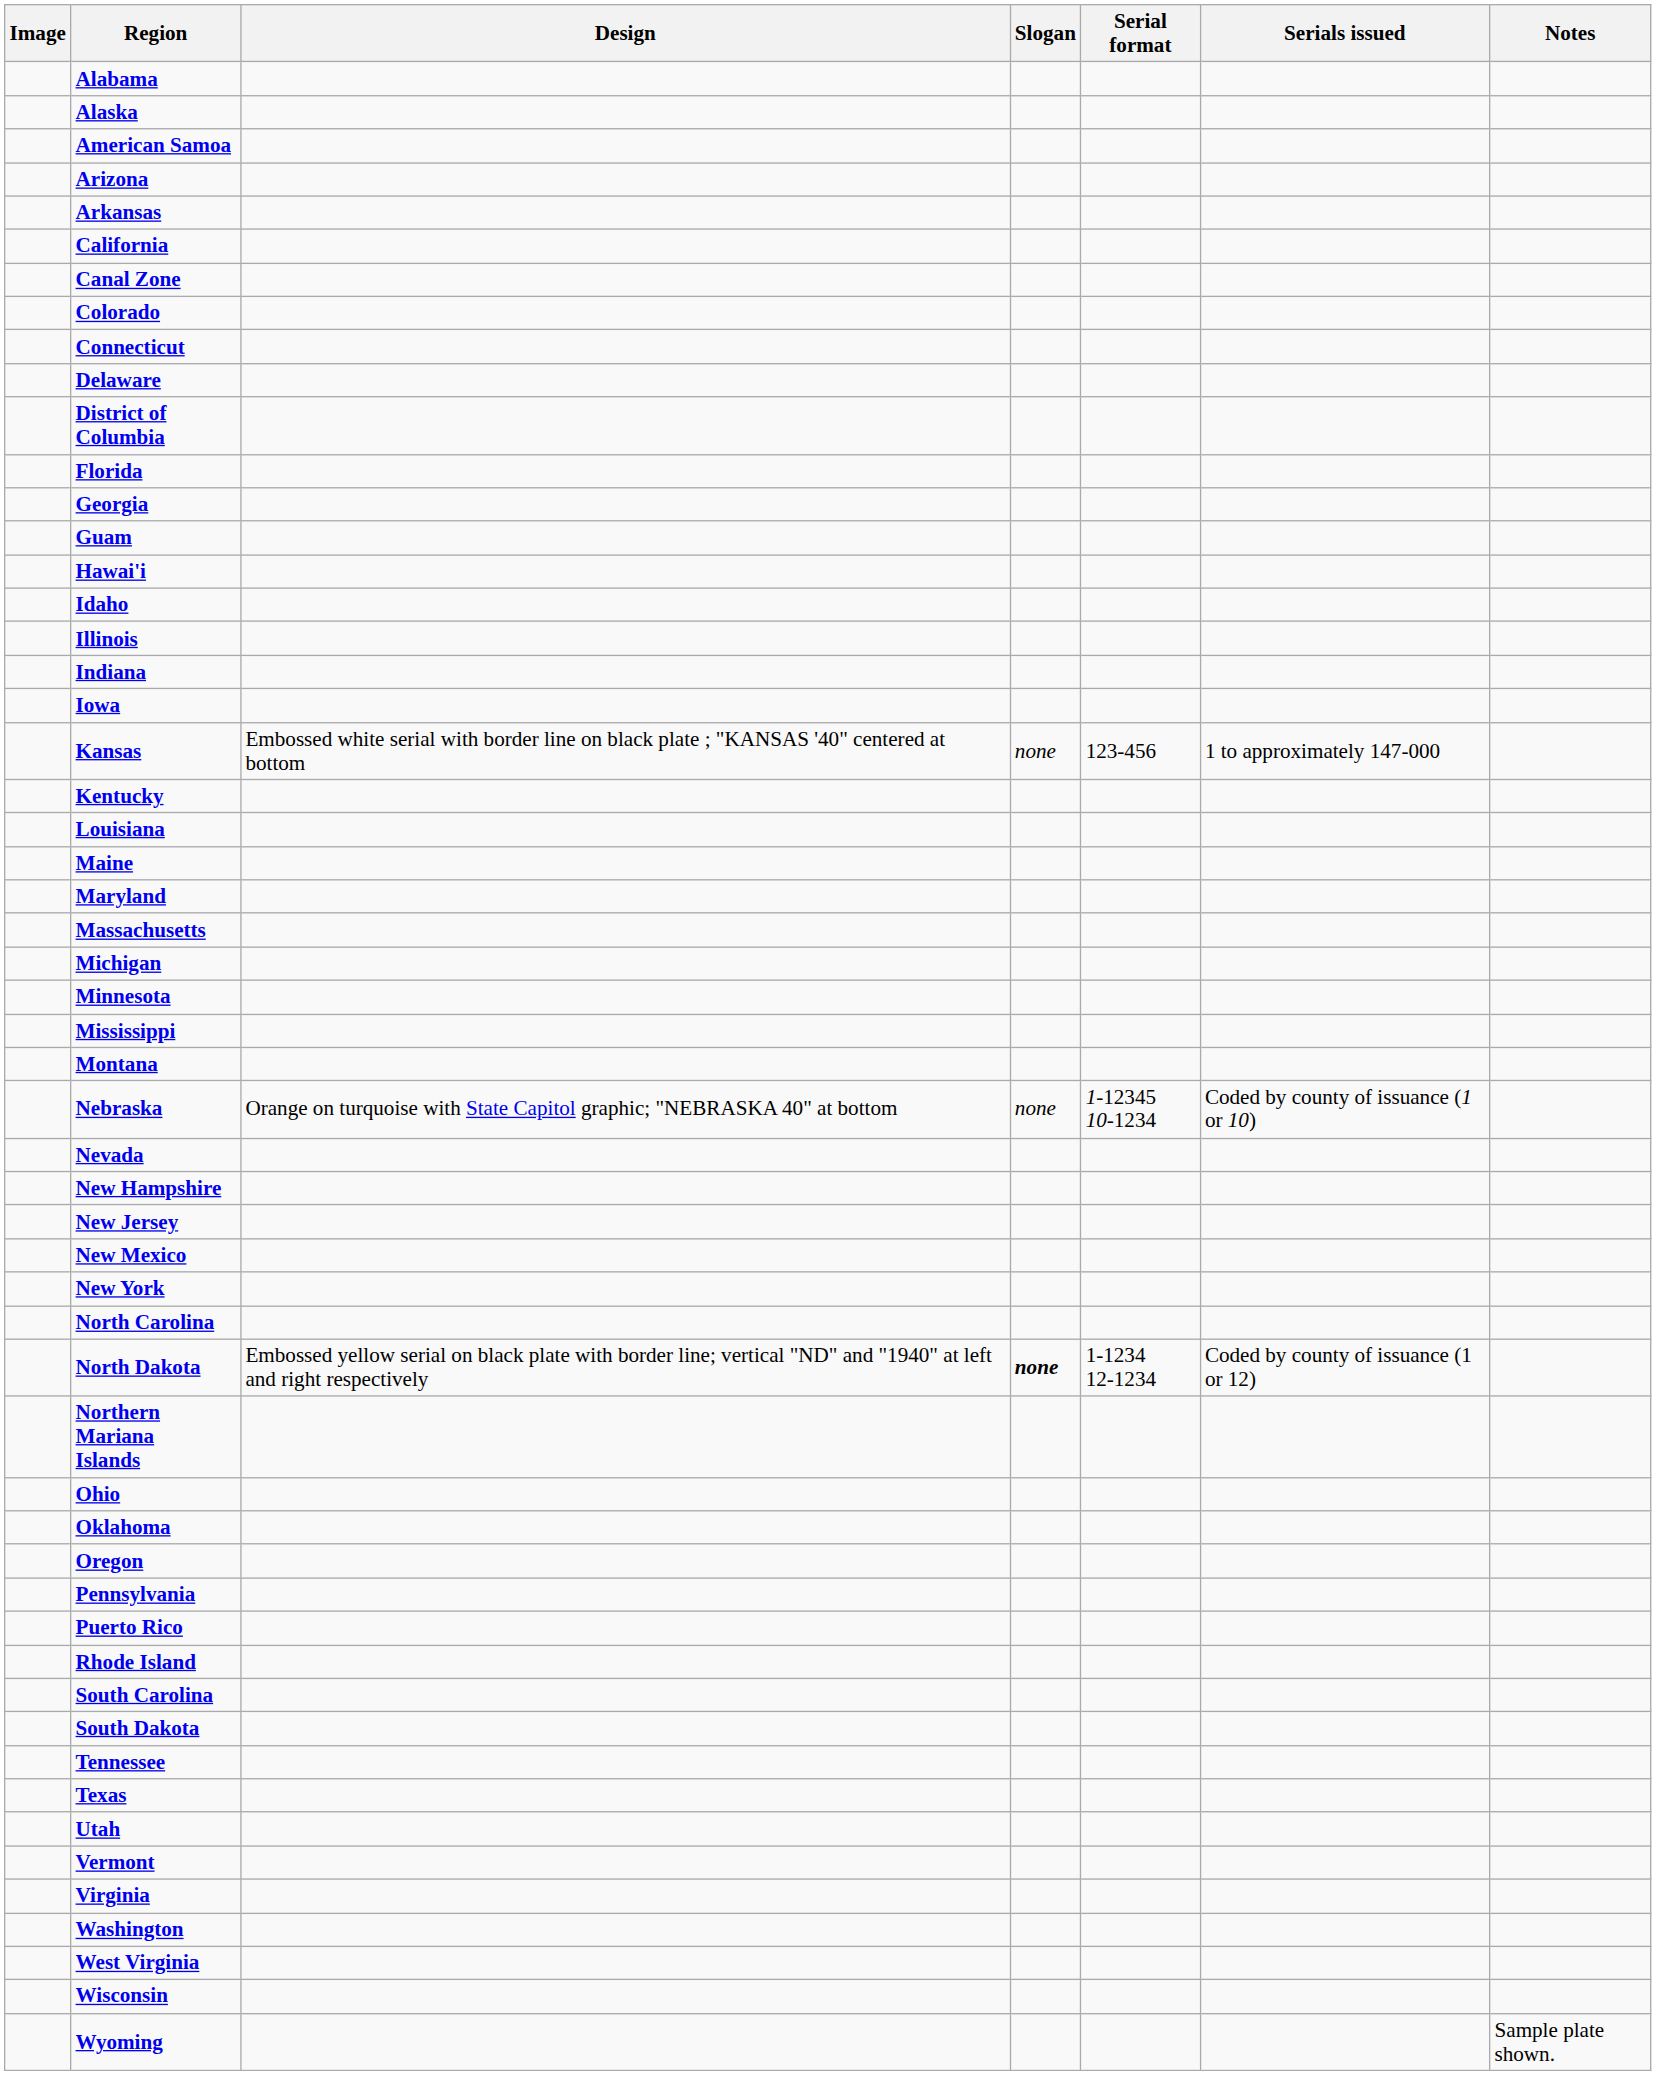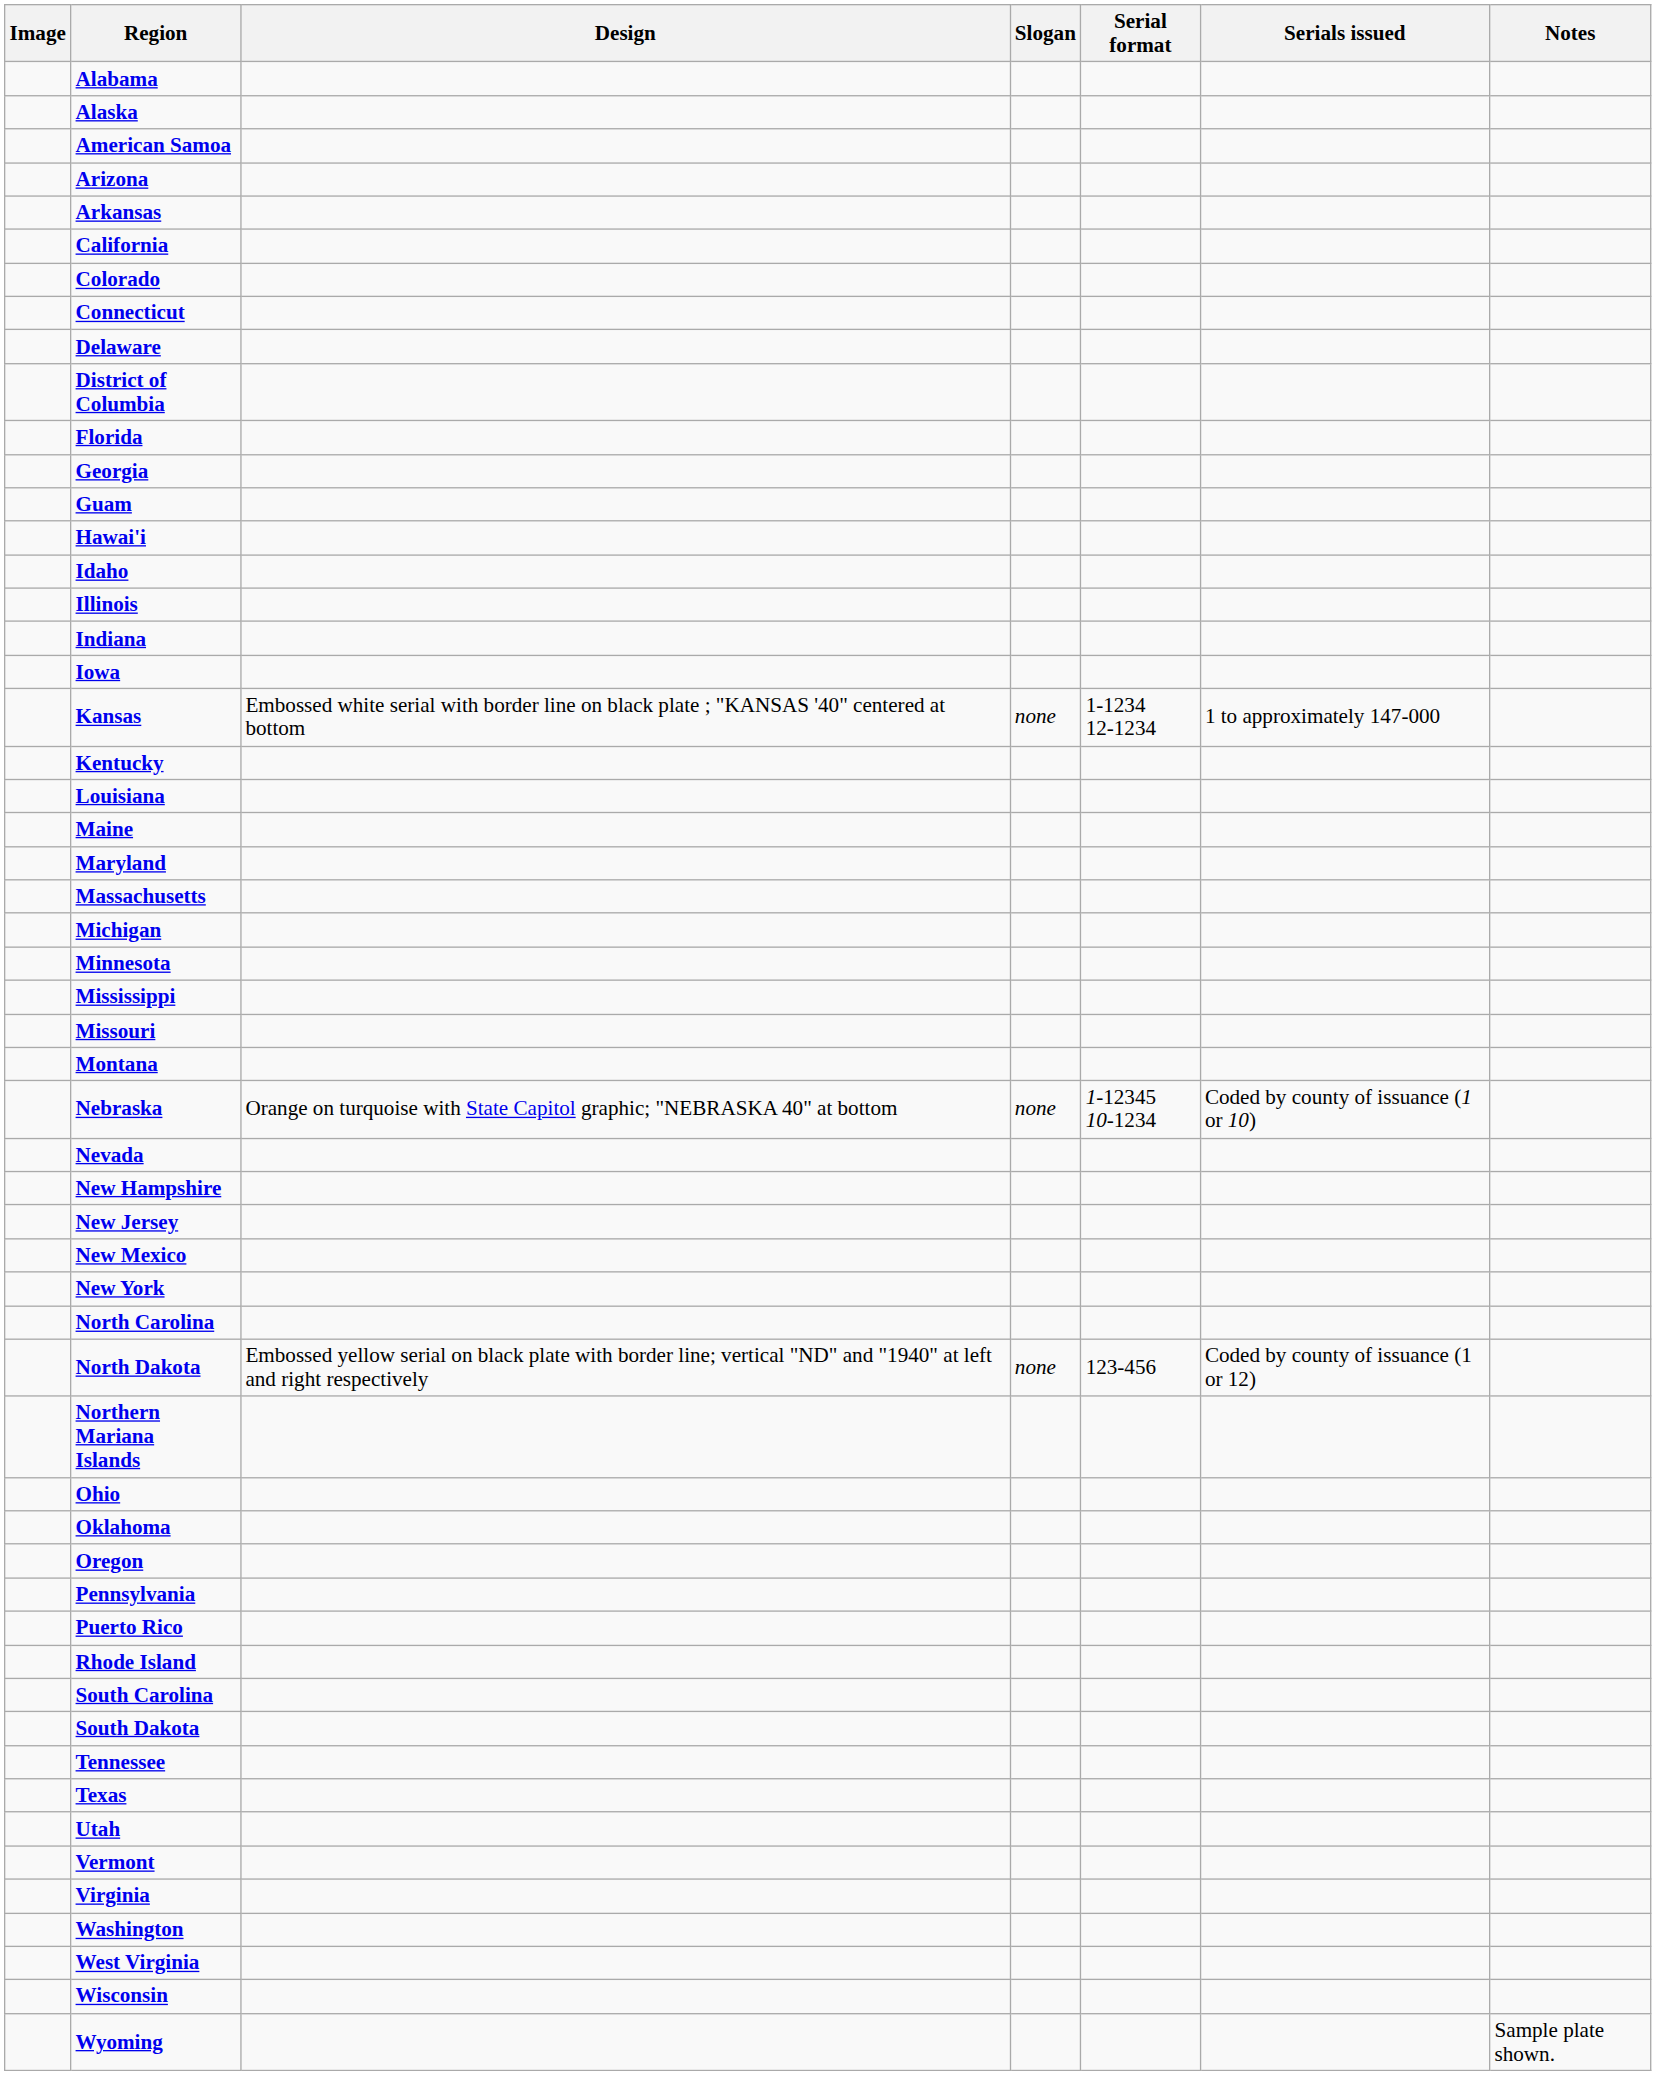- row: (128, 279)
(1121, 750) 123-456 -> (1121, 717) 1-1234 12-1234
+ row: (115, 1030)
(1037, 1367) bold -> (1035, 1367) normal
(1121, 1367) 1-1234 12-1234 -> (1121, 1367) 123-456
